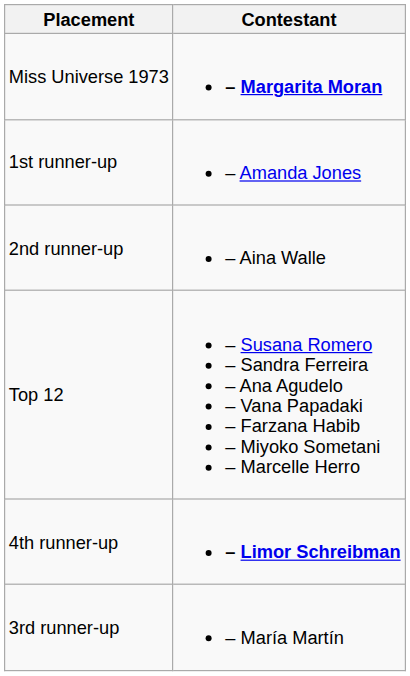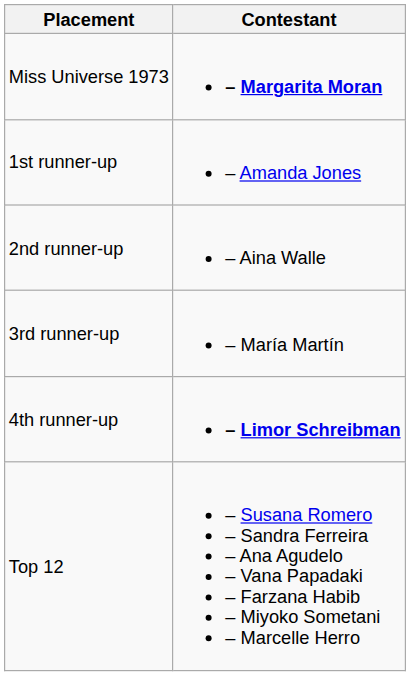rows swapped: (64, 628) <-> (36, 395)
